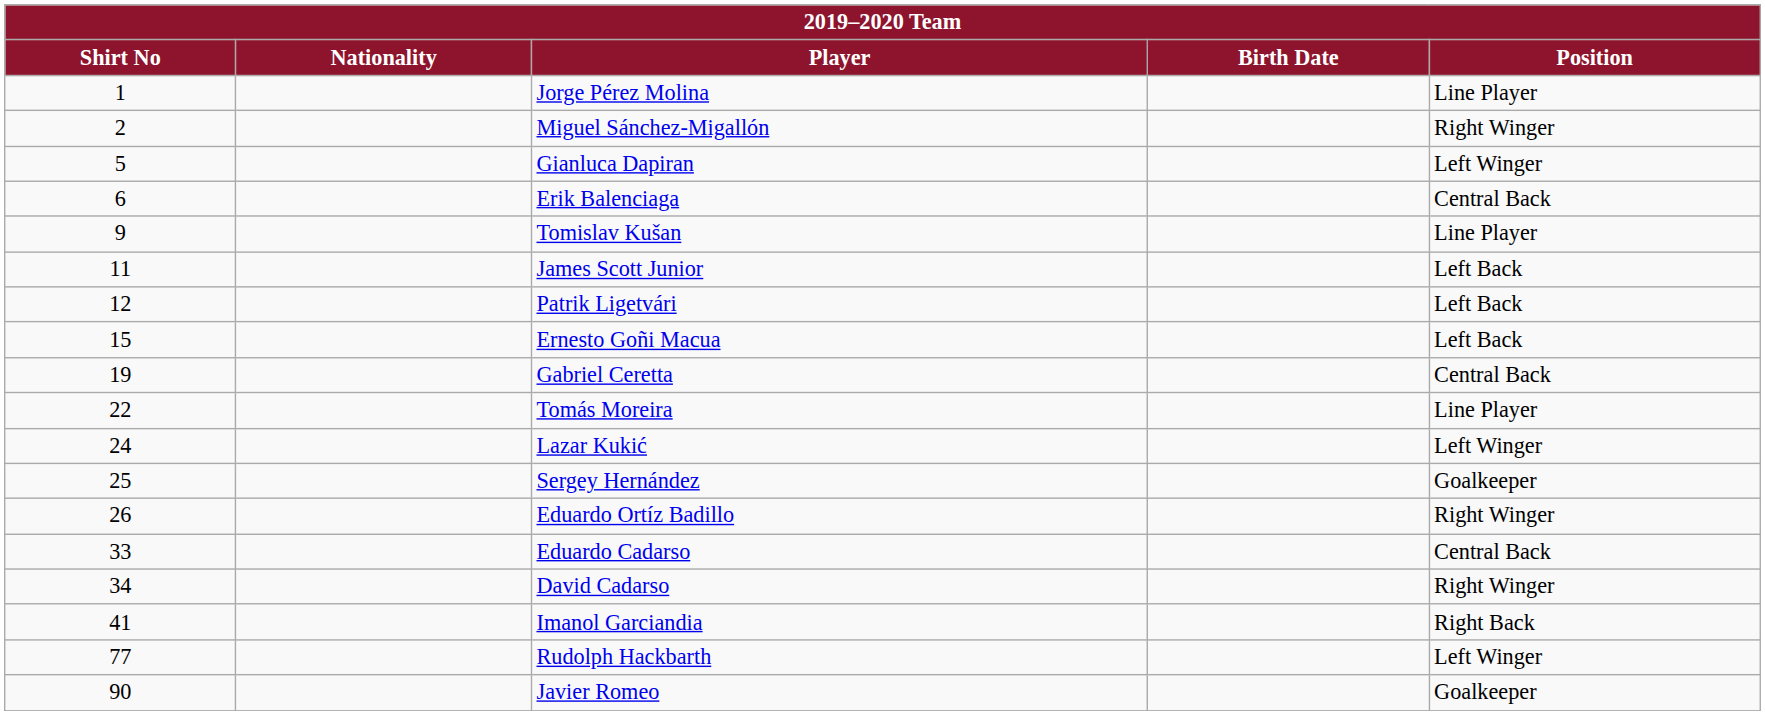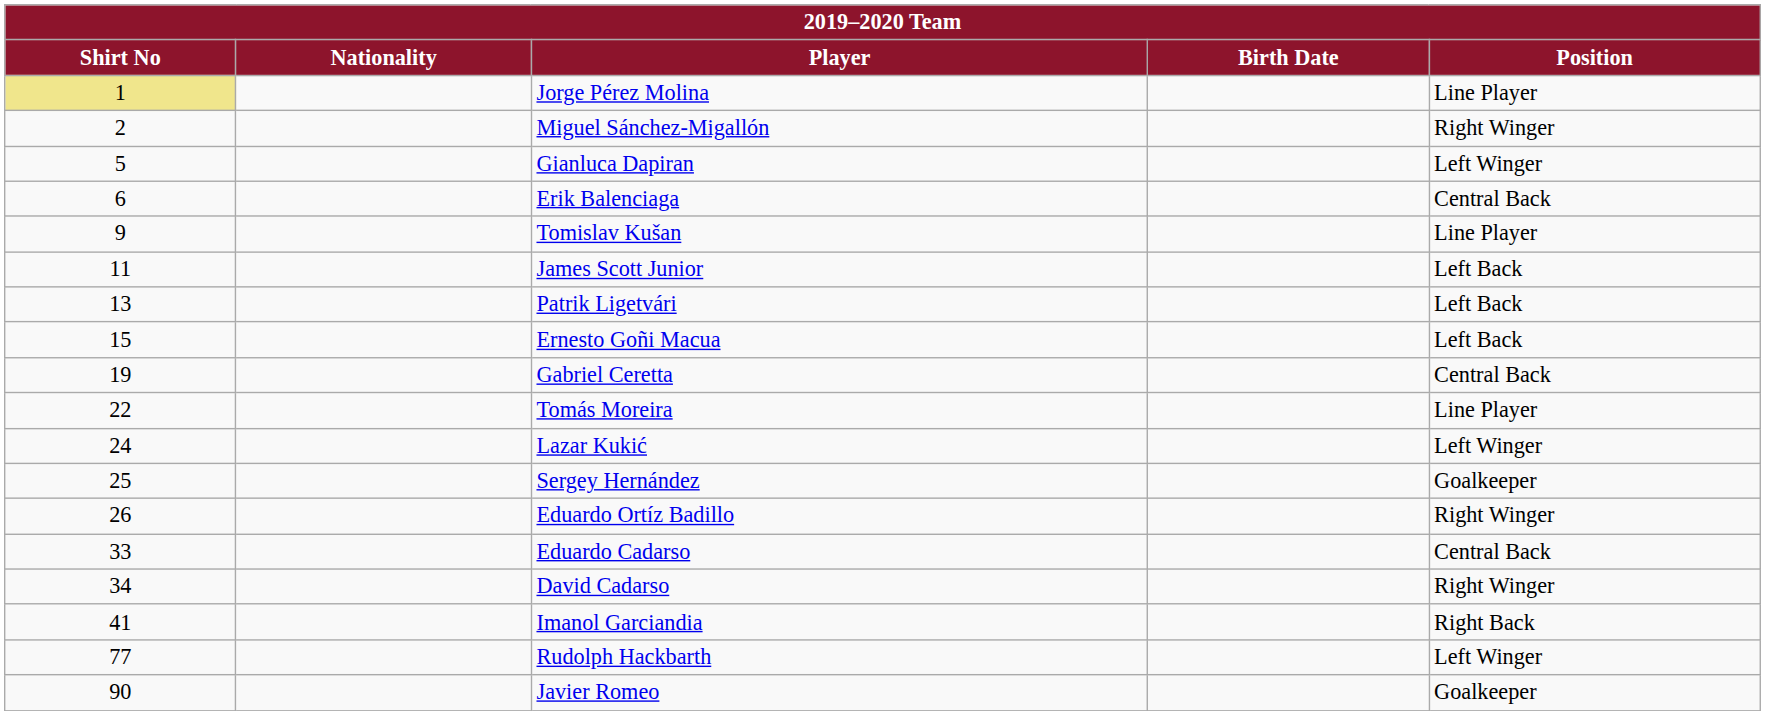(120, 92) no background -> (120, 92) khaki background
(120, 304) 12 -> (120, 304) 13
